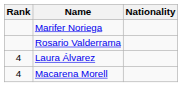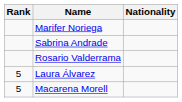+ row: (71, 43)
(18, 58) 4 -> (18, 74) 5
(18, 74) 4 -> (18, 89) 5
